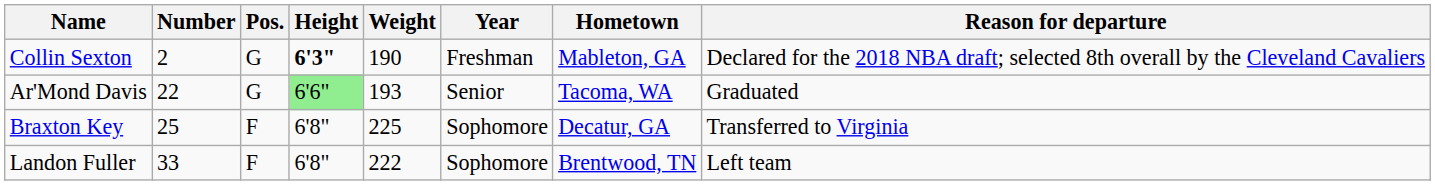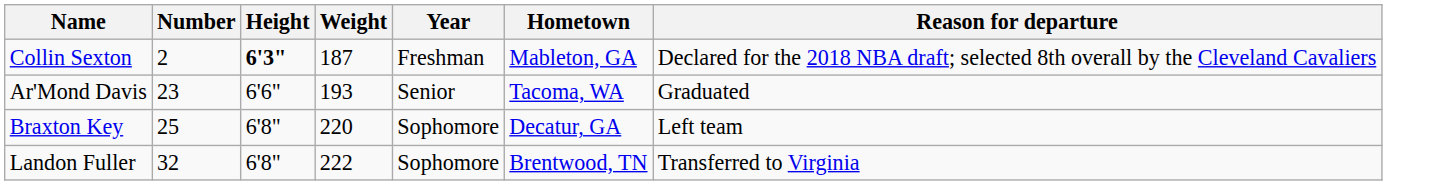- column: (265, 22)
(385, 57) 190 -> (336, 57) 187
(168, 92) 22 -> (168, 92) 23
(312, 92) lightgreen background -> (263, 92) no background
(385, 127) 225 -> (336, 127) 220
(807, 127) Transferred to Virginia -> (700, 127) Left team
(168, 162) 33 -> (168, 162) 32
(749, 162) Left team -> (759, 162) Transferred to Virginia
